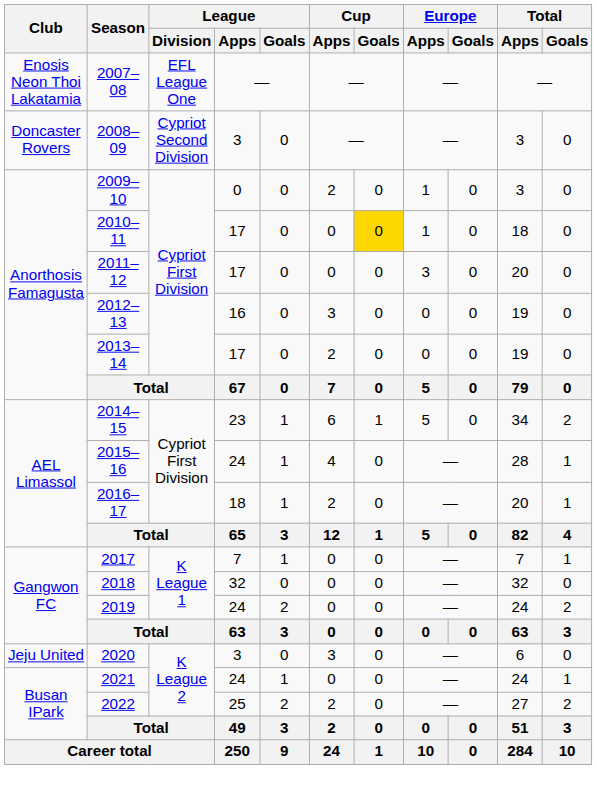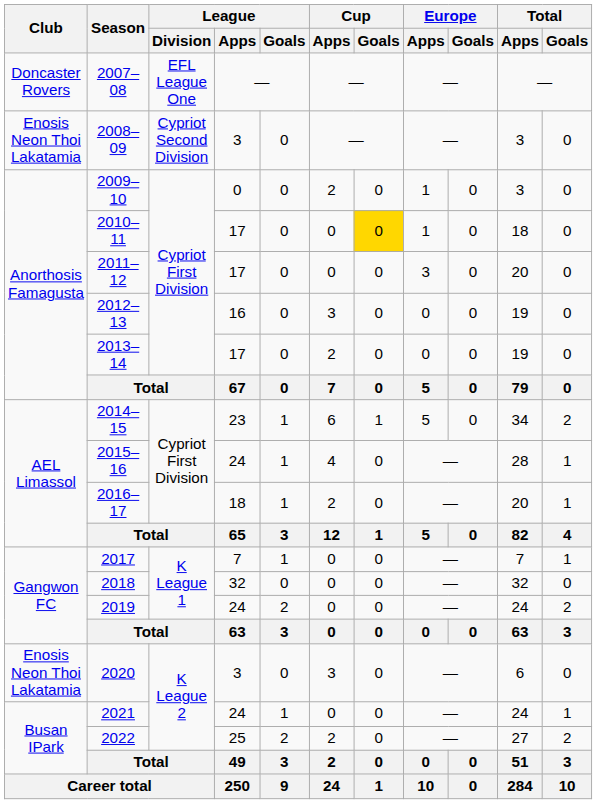(46, 81) Enosis Neon Thoi Lakatamia -> (46, 81) Doncaster Rovers
(46, 140) Doncaster Rovers -> (46, 140) Enosis Neon Thoi Lakatamia
(46, 655) Jeju United -> (46, 672) Enosis Neon Thoi Lakatamia
